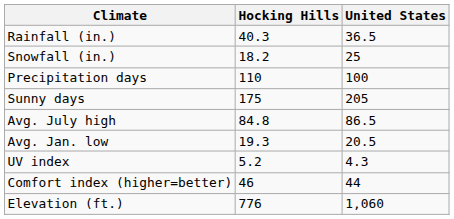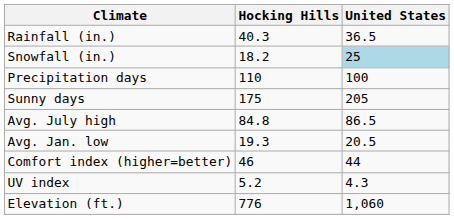(353, 57) no background -> (353, 57) lightblue background
rows swapped: (120, 183) <-> (39, 162)
